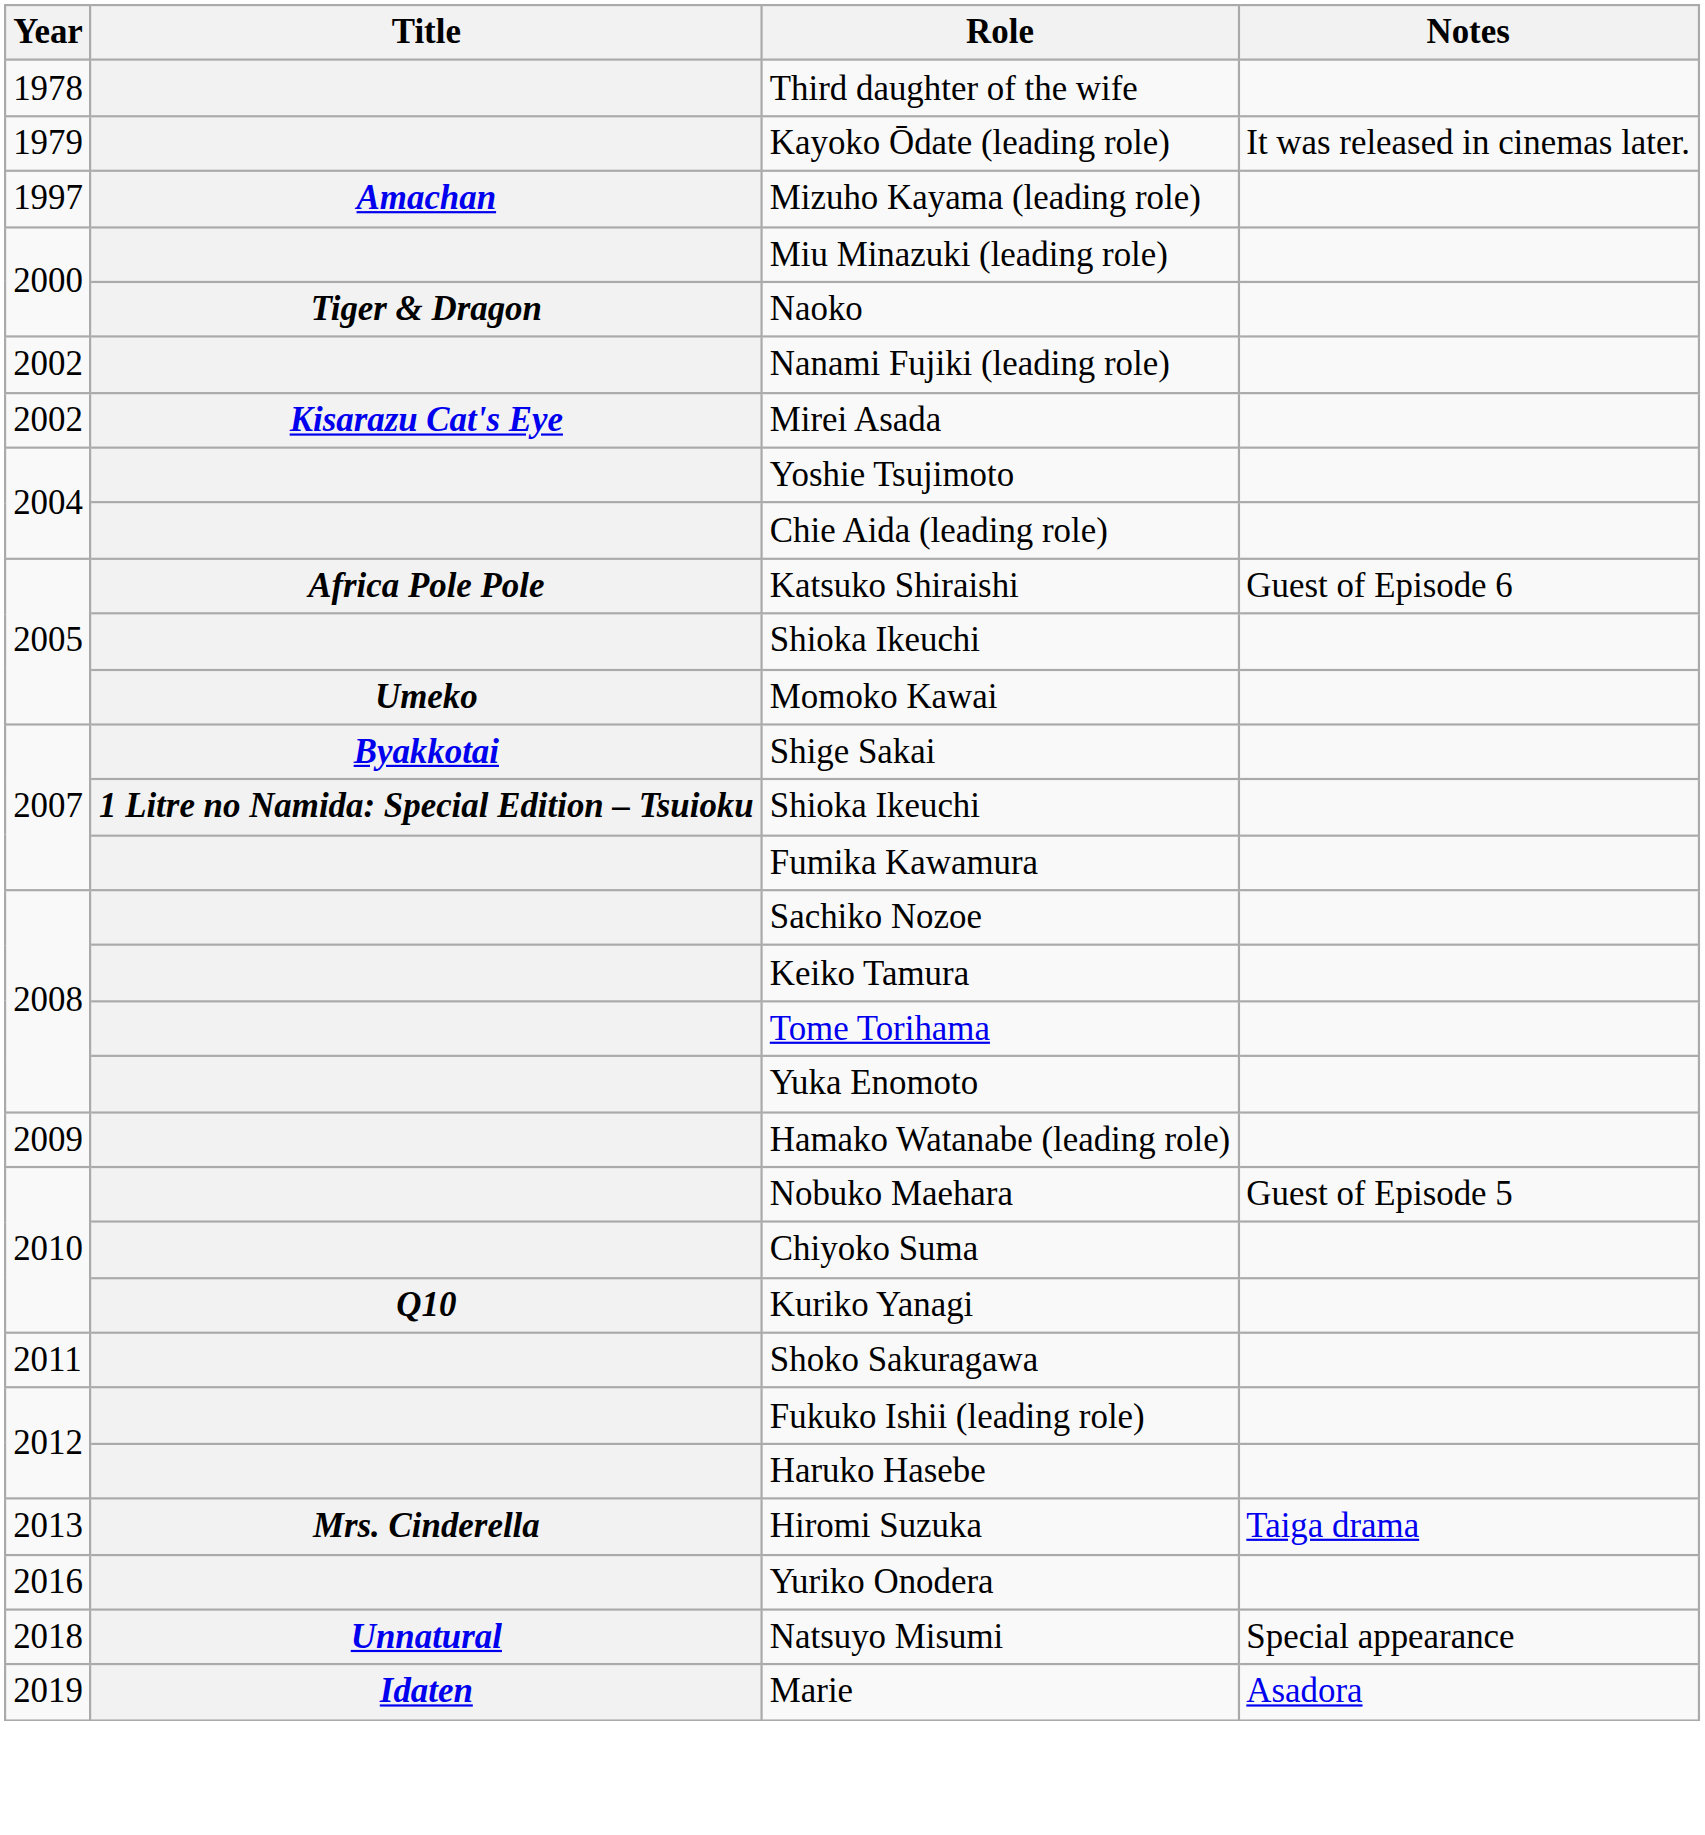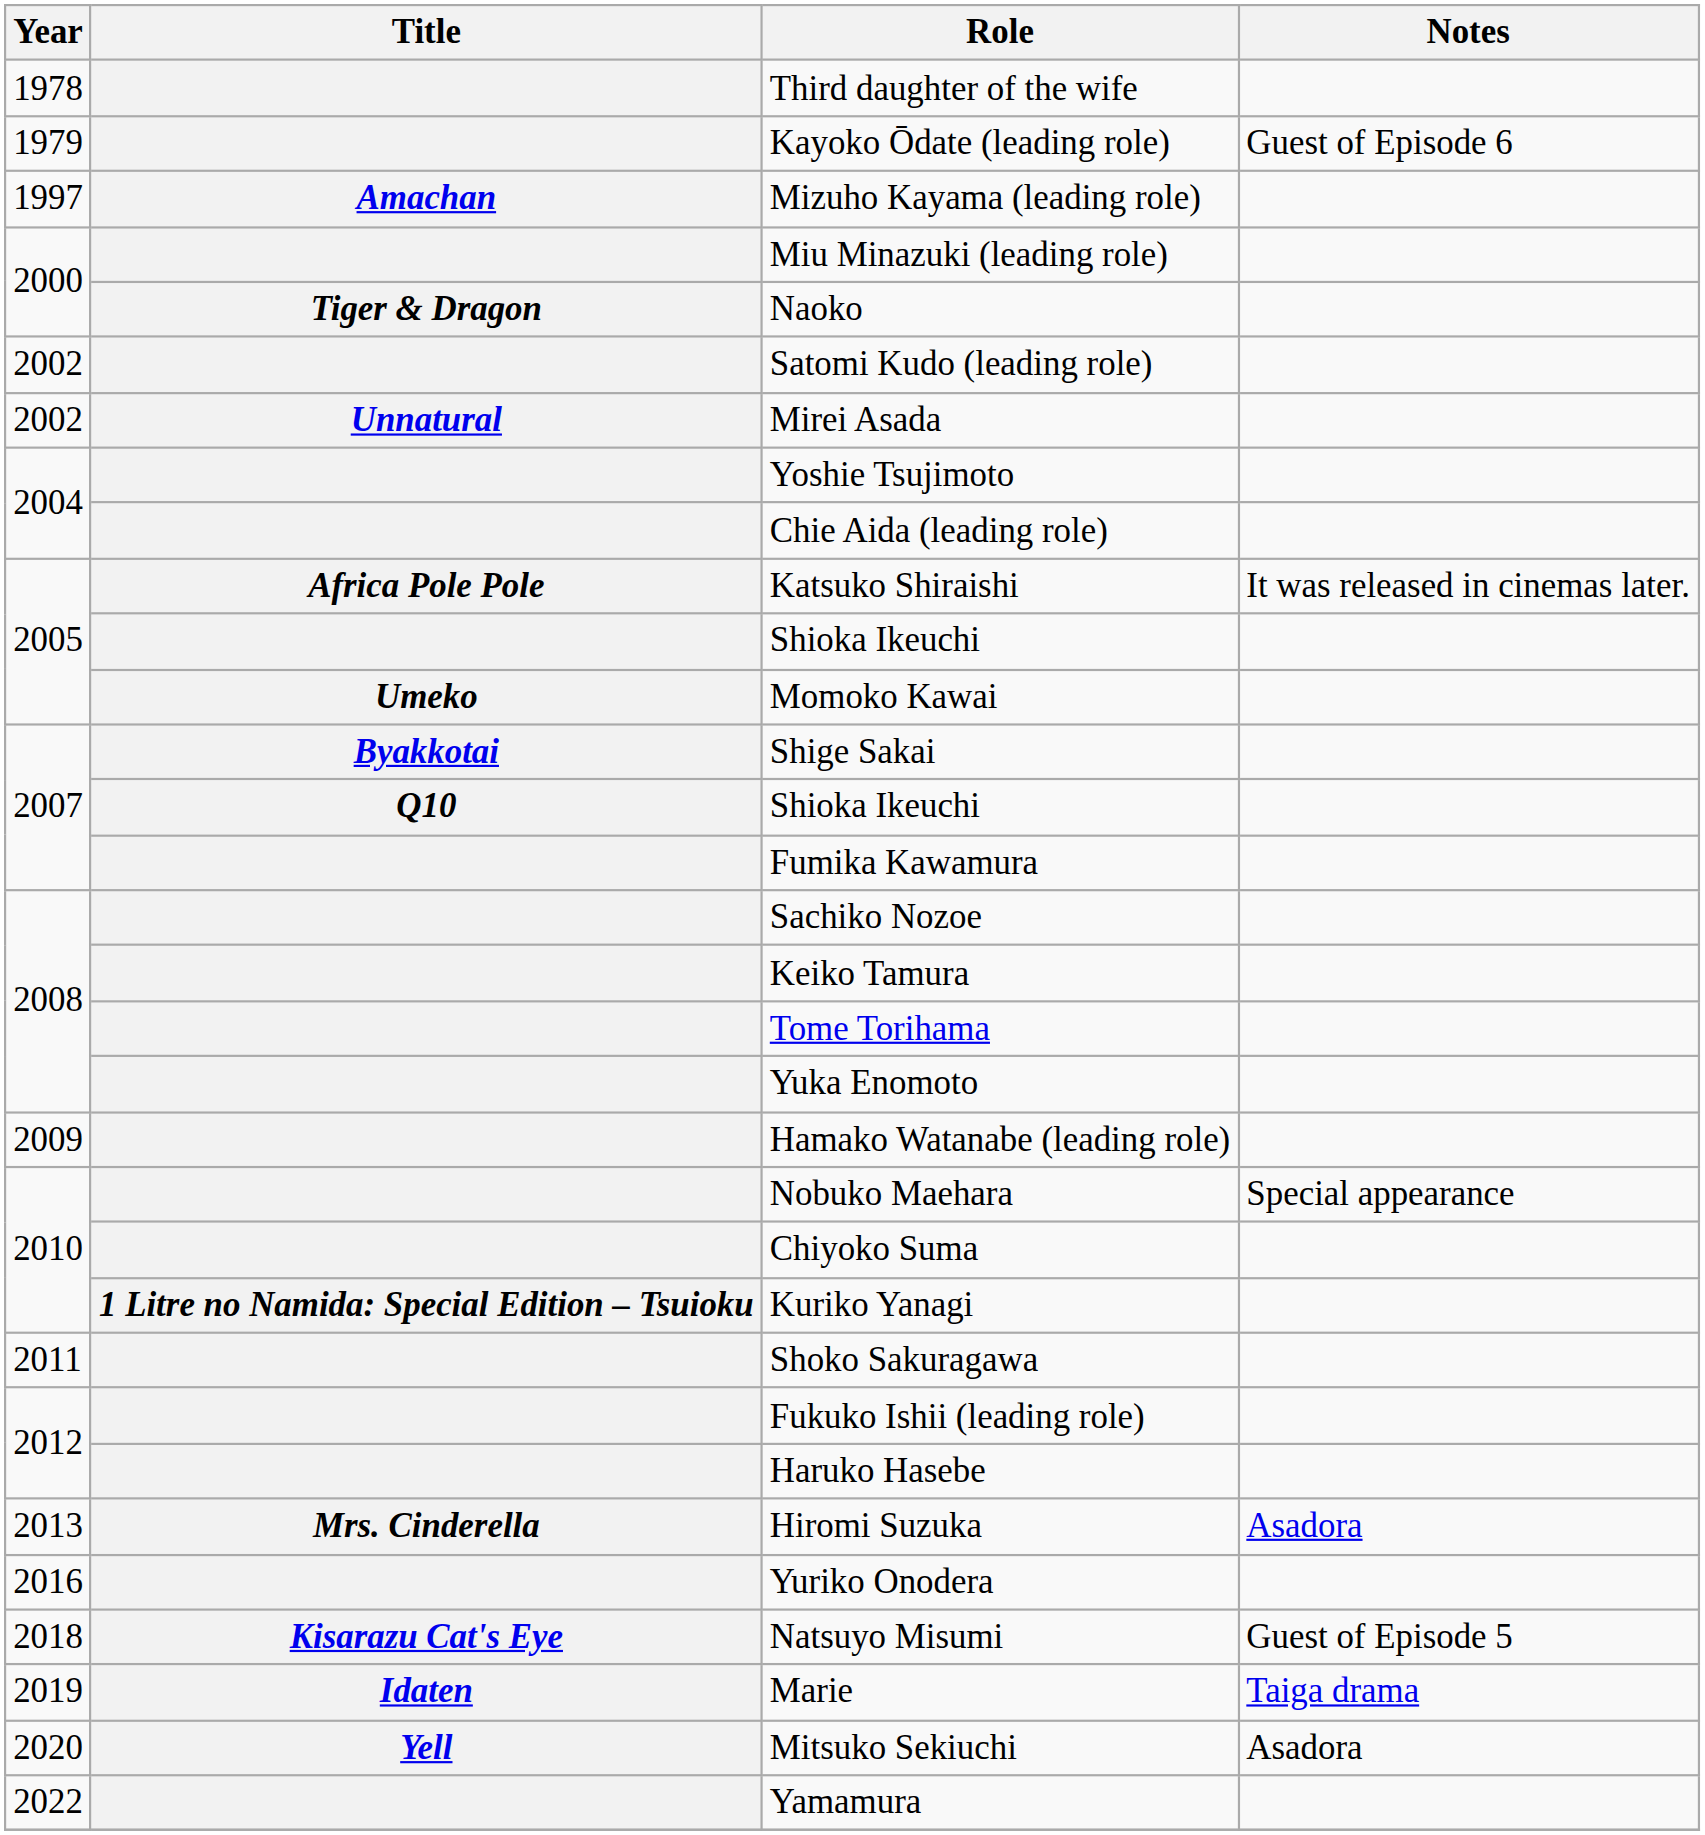(1468, 142) It was released in cinemas later. -> (1380, 142) Guest of Episode 6
- row: (48, 364)
+ row: (48, 364)
(426, 419) Kisarazu Cat's Eye -> (426, 419) Unnatural
(1380, 585) Guest of Episode 6 -> (1468, 585) It was released in cinemas later.
(426, 806) 1 Litre no Namida: Special Edition – Tsuioku -> (426, 806) Q10
(1380, 1193) Guest of Episode 5 -> (1380, 1193) Special appearance
(426, 1304) Q10 -> (426, 1304) 1 Litre no Namida: Special Edition – Tsuioku
(1333, 1525) Taiga drama -> (1304, 1525) Asadora
(426, 1636) Unnatural -> (426, 1636) Kisarazu Cat's Eye
(1380, 1636) Special appearance -> (1380, 1636) Guest of Episode 5
(1304, 1691) Asadora -> (1333, 1691) Taiga drama
+ row: (48, 1747)
+ row: (48, 1802)
